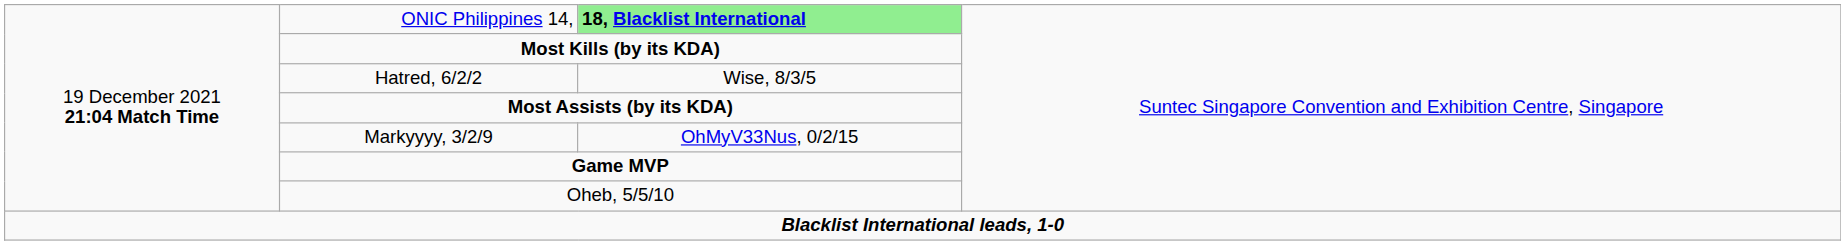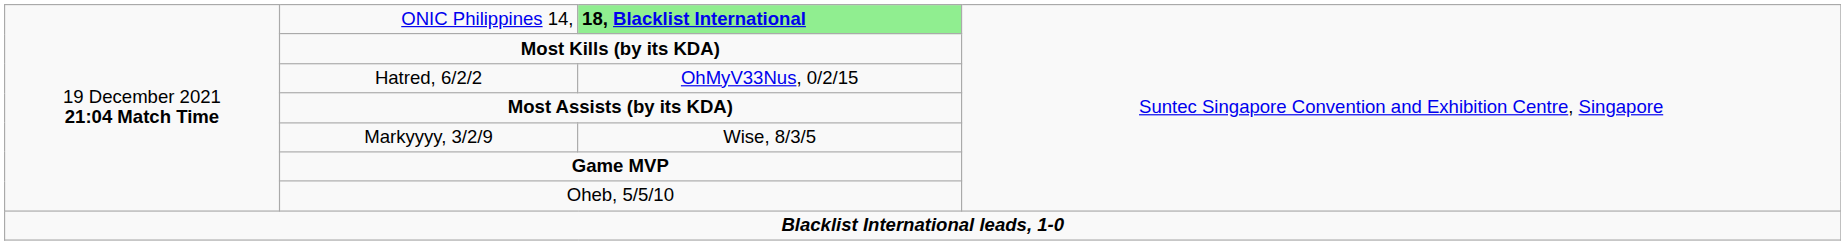(770, 78) Wise, 8/3/5 -> (770, 78) OhMyV33Nus, 0/2/15
(770, 136) OhMyV33Nus, 0/2/15 -> (770, 136) Wise, 8/3/5
